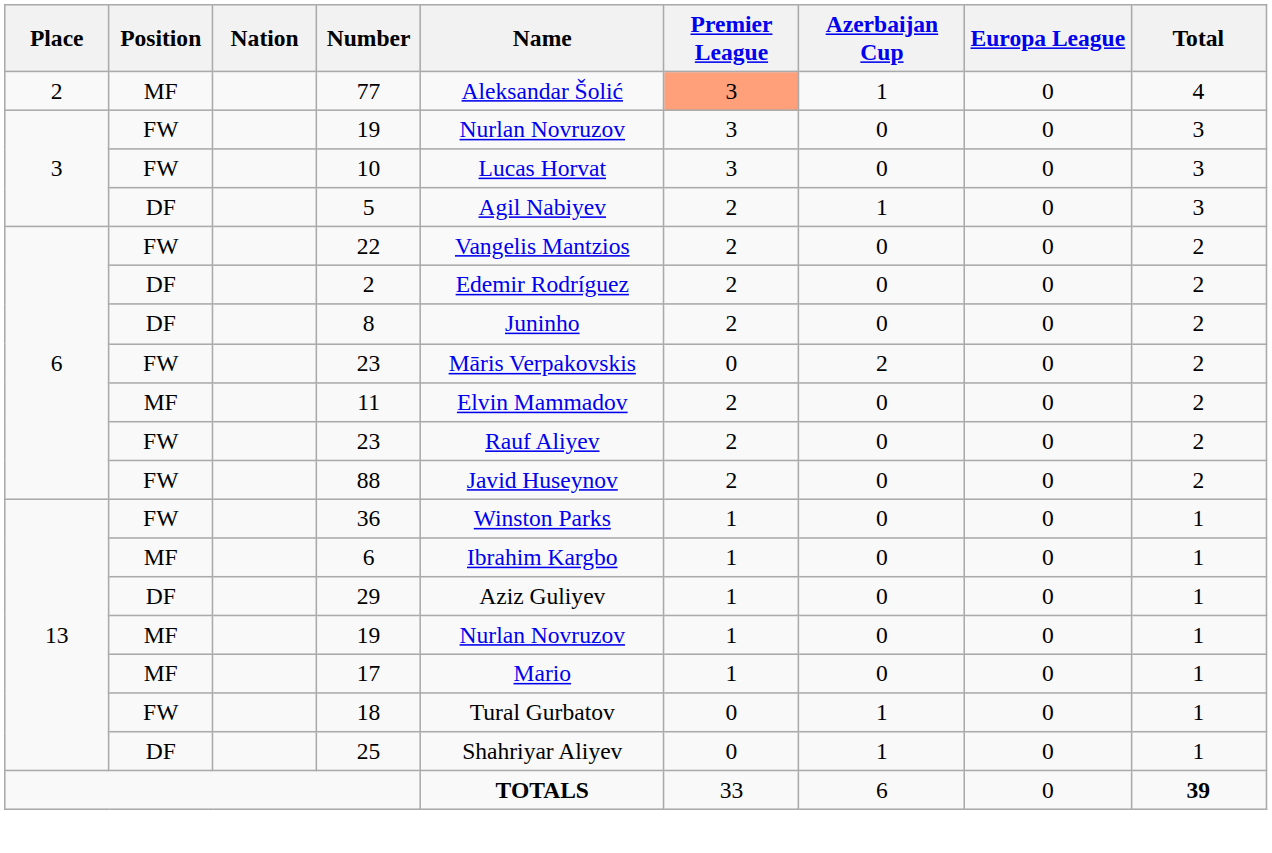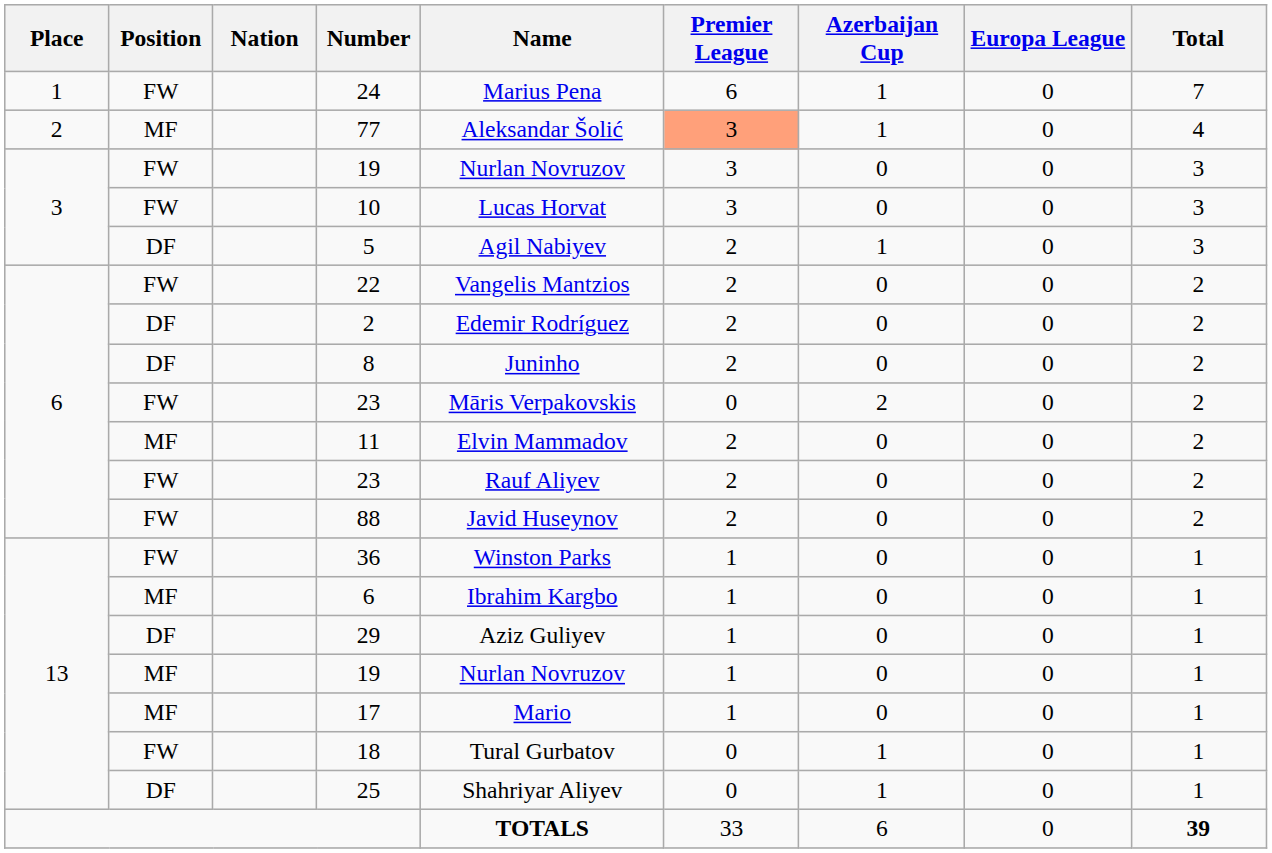+ row: (57, 90)
